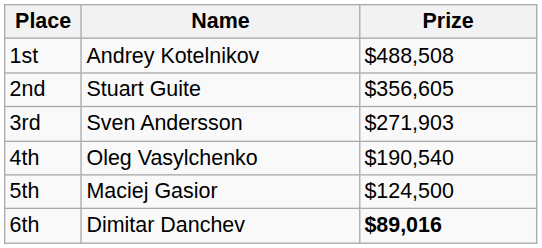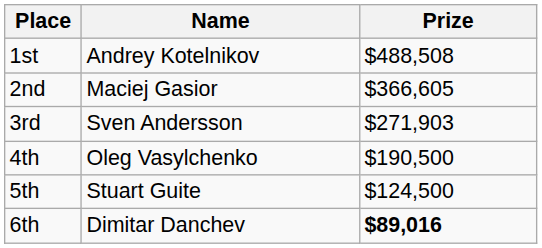(144, 89) Stuart Guite -> (152, 89) Maciej Gasior
(409, 89) $356,605 -> (409, 89) $366,605
(409, 157) $190,540 -> (409, 157) $190,500
(152, 191) Maciej Gasior -> (144, 191) Stuart Guite
